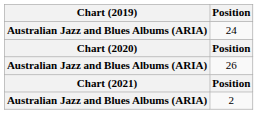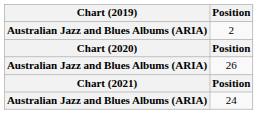rows swapped: (231, 100) <-> (231, 30)
